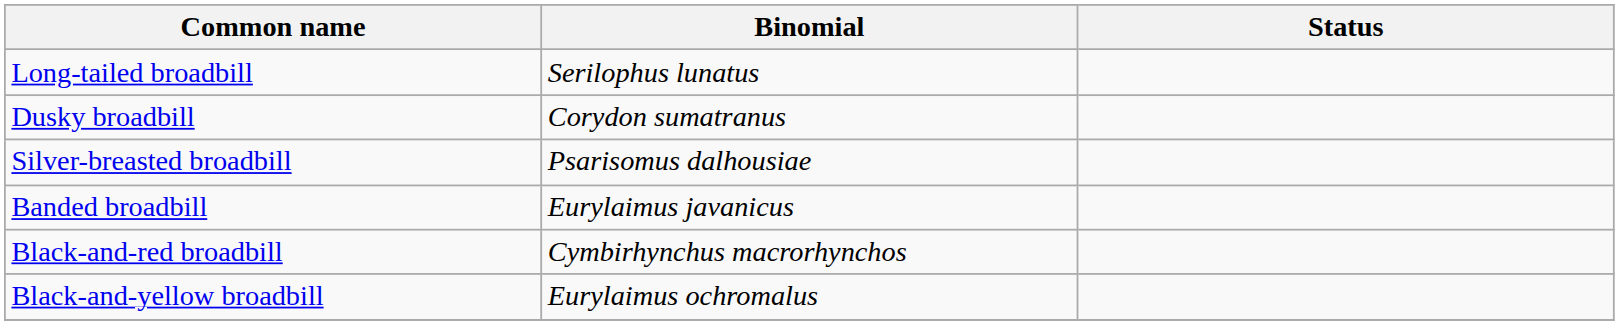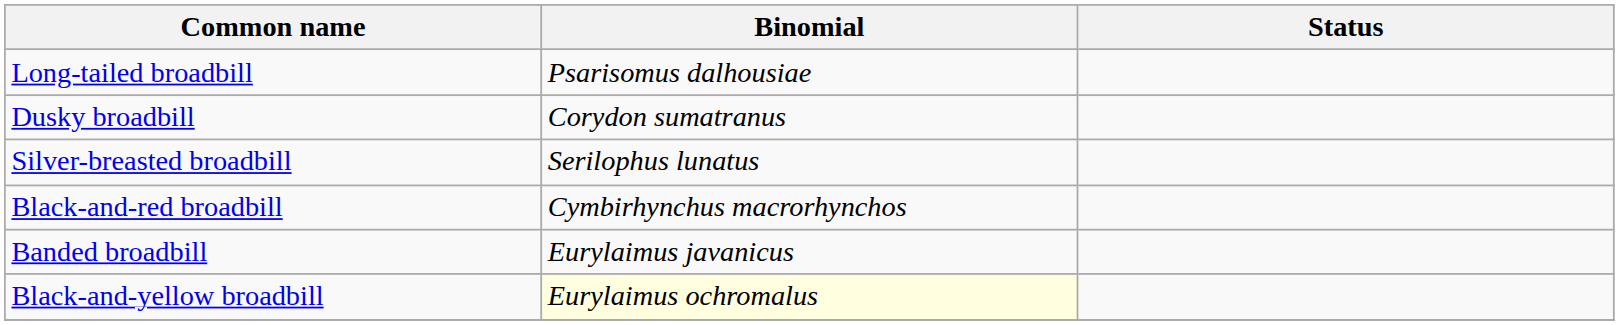(654, 71) Serilophus lunatus -> (680, 71) Psarisomus dalhousiae
(680, 161) Psarisomus dalhousiae -> (654, 161) Serilophus lunatus
rows swapped: (147, 251) <-> (109, 206)
(683, 296) no background -> (683, 296) lightyellow background
